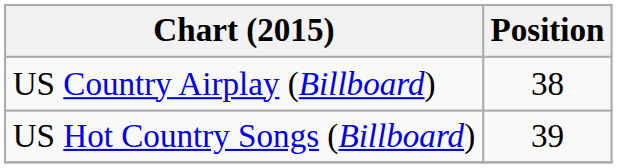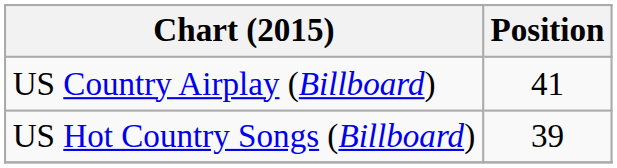(548, 83) 38 -> (548, 83) 41
